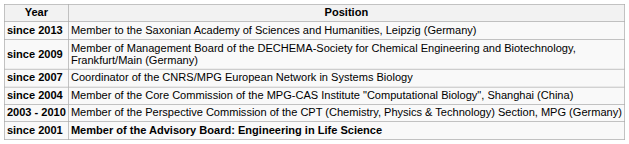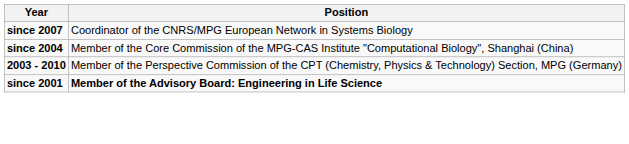- row: (35, 30)
- row: (35, 54)
